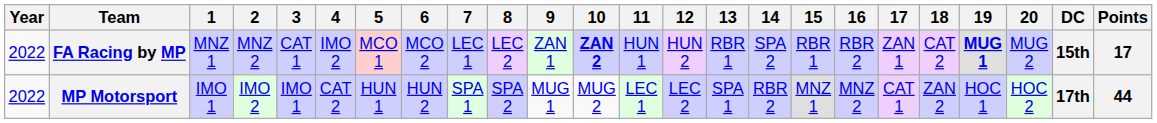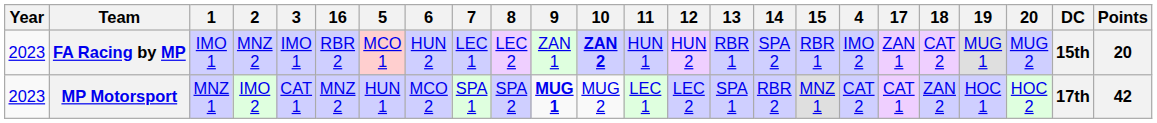columns swapped: (336, 17) <-> (857, 17)
(27, 52) 2022 -> (27, 52) 2023
(211, 52) MNZ 1 -> (211, 52) IMO 1
(296, 52) CAT 1 -> (296, 52) IMO 1
(425, 52) MCO 2 -> (429, 52) HUN 2
(983, 52) bold -> (983, 52) normal
(1123, 52) 17 -> (1123, 52) 20
(27, 96) 2022 -> (27, 96) 2023
(211, 96) IMO 1 -> (211, 96) MNZ 1
(296, 96) IMO 1 -> (296, 96) CAT 1
(425, 96) HUN 2 -> (429, 96) MCO 2
(550, 96) normal -> (554, 96) bold
(1123, 96) 44 -> (1123, 96) 42
